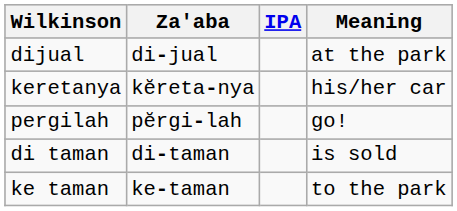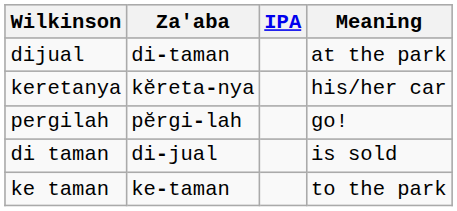(174, 55) di-jual -> (181, 55) di-taman
(181, 155) di-taman -> (174, 155) di-jual
